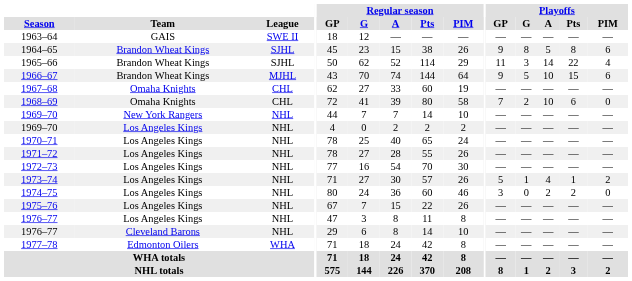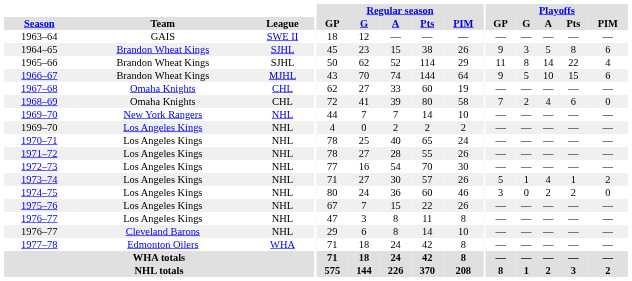(526, 49) 8 -> (526, 49) 3
(526, 62) 3 -> (526, 62) 8
(548, 101) 10 -> (548, 101) 4
